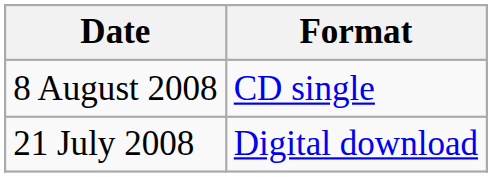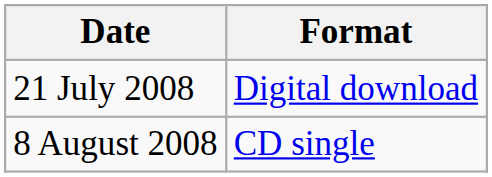rows swapped: (104, 143) <-> (115, 87)
